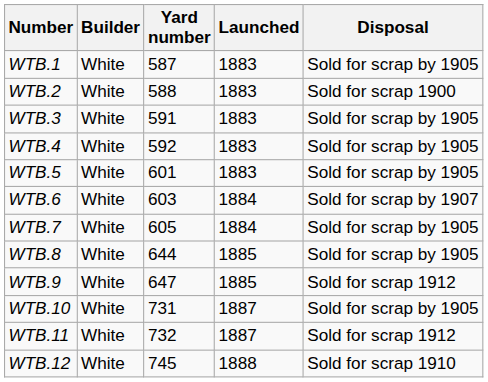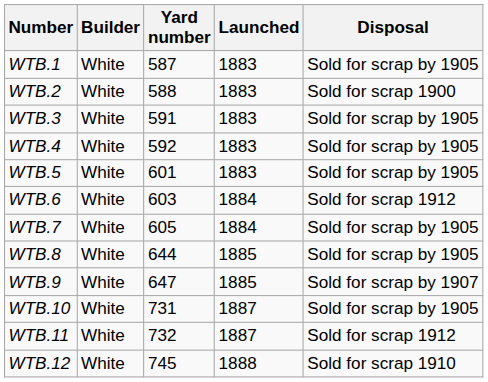(393, 200) Sold for scrap by 1907 -> (382, 200) Sold for scrap 1912
(382, 281) Sold for scrap 1912 -> (393, 281) Sold for scrap by 1907
